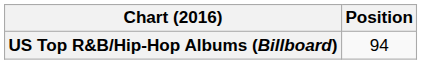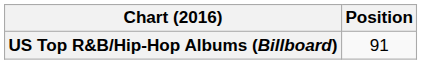(379, 45) 94 -> (379, 45) 91
